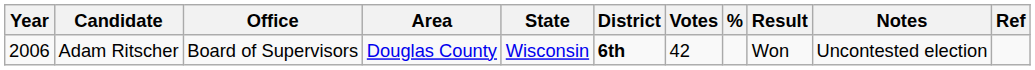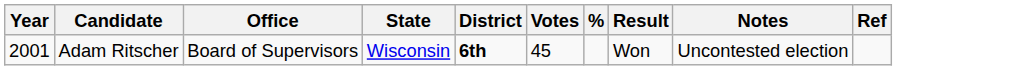- column: (432, 20)
(29, 50) 2006 -> (29, 50) 2001
(680, 50) 42 -> (541, 50) 45
